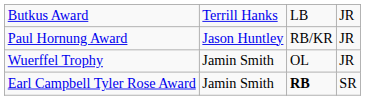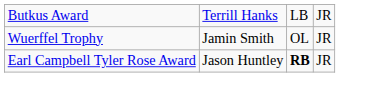- row: (68, 38)
(238, 83) Jamin Smith -> (243, 60) Jason Huntley
(348, 83) SR -> (324, 60) JR
